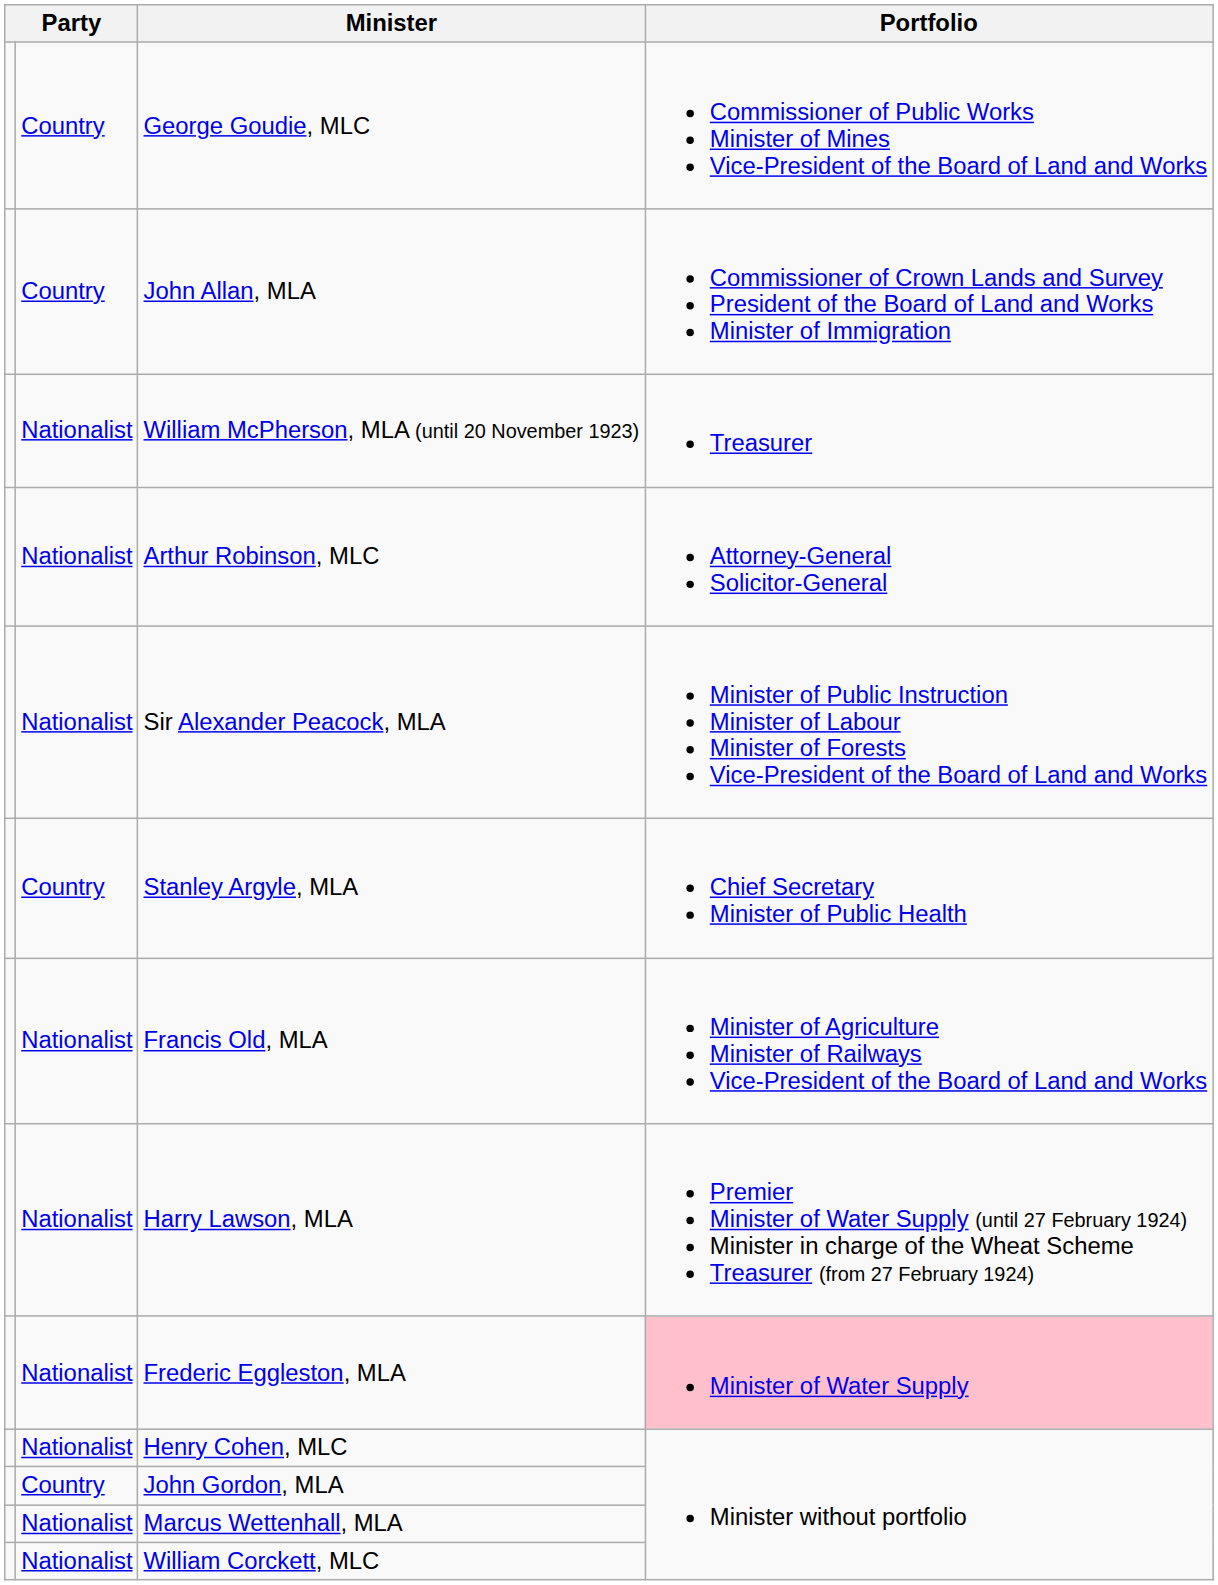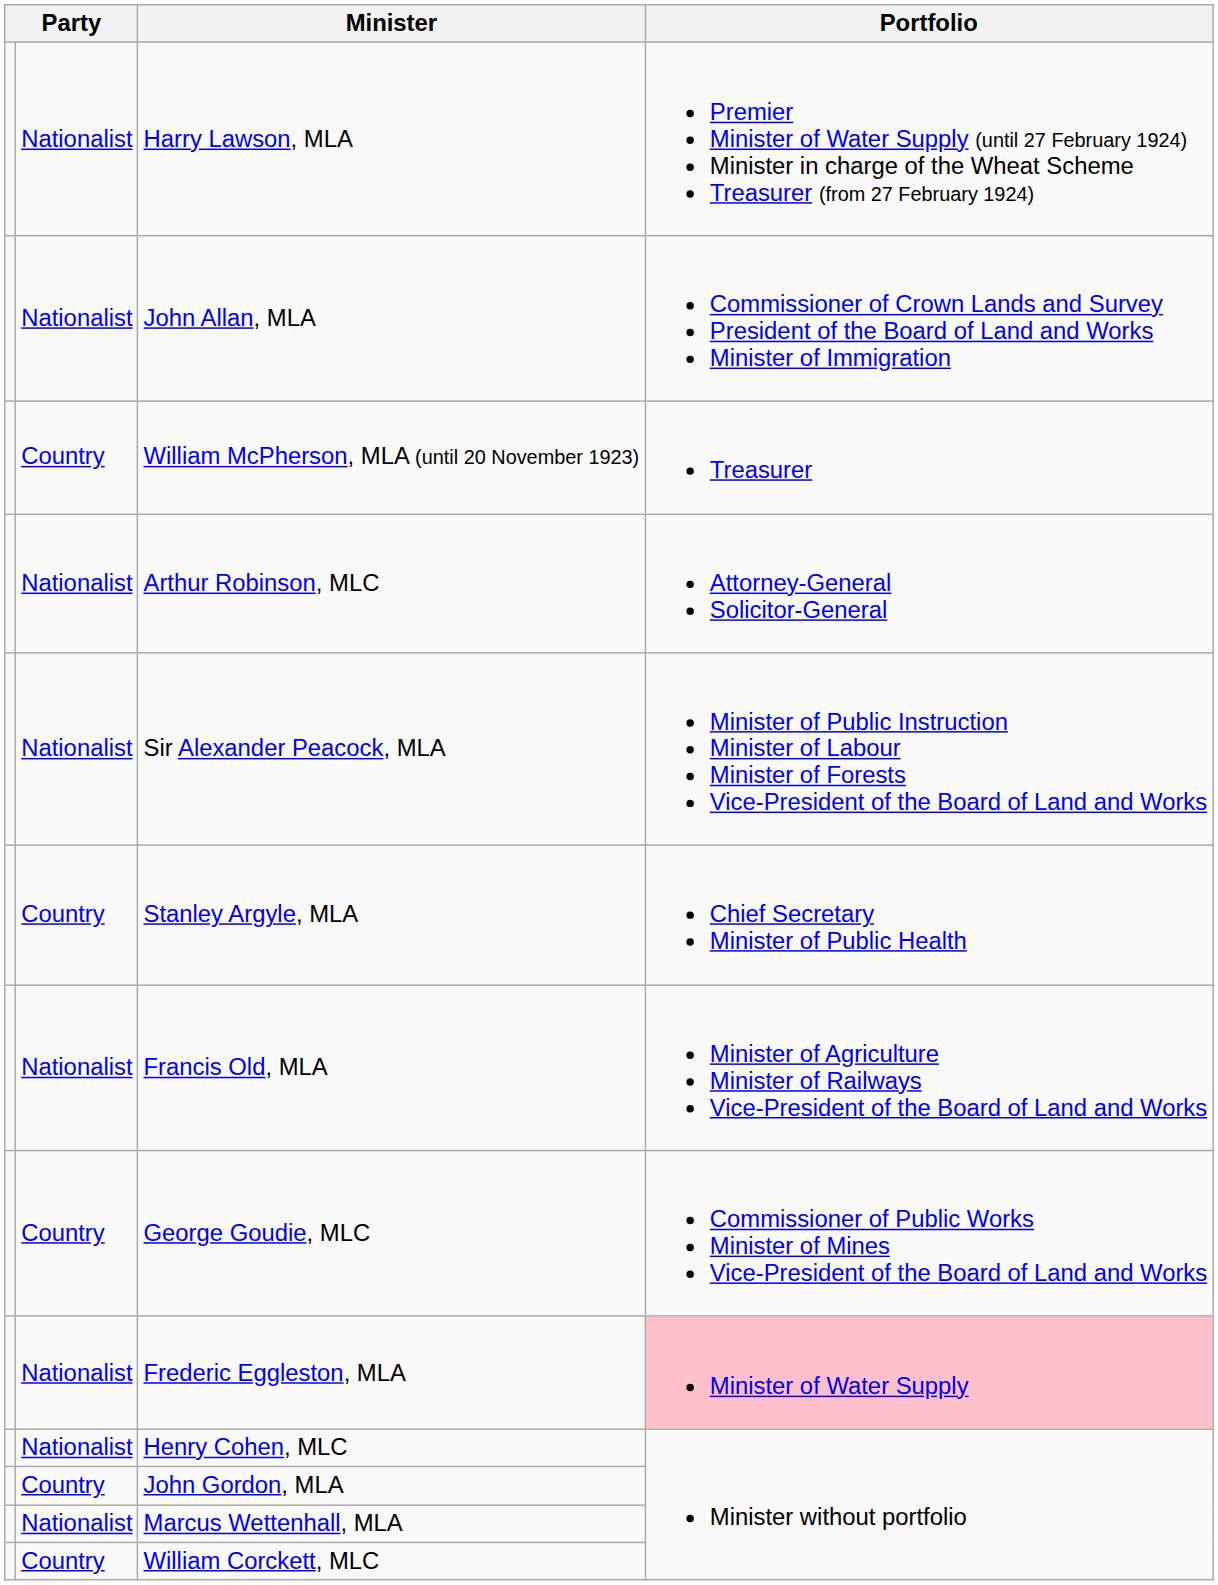rows swapped: (248, 1219) <-> (257, 125)
(63, 291) Country -> (77, 318) Nationalist
(77, 430) Nationalist -> (63, 457) Country
(77, 1560) Nationalist -> (63, 1560) Country
